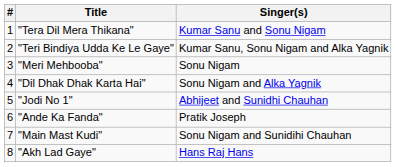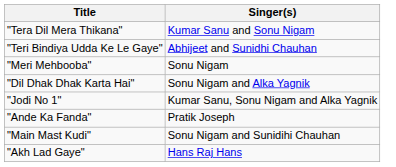- column: (10, 13)
(284, 48) Kumar Sanu, Sonu Nigam and Alka Yagnik -> (242, 48) Abhijeet and Sunidhi Chauhan
(254, 100) Abhijeet and Sunidhi Chauhan -> (272, 100) Kumar Sanu, Sonu Nigam and Alka Yagnik
